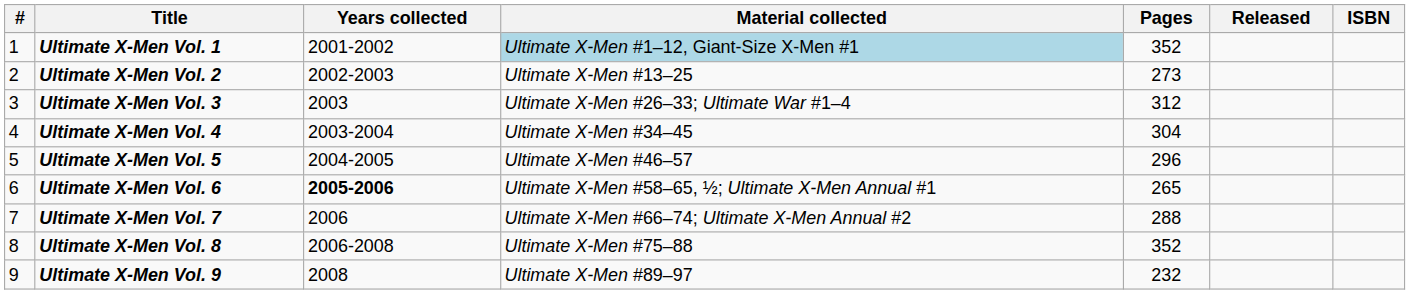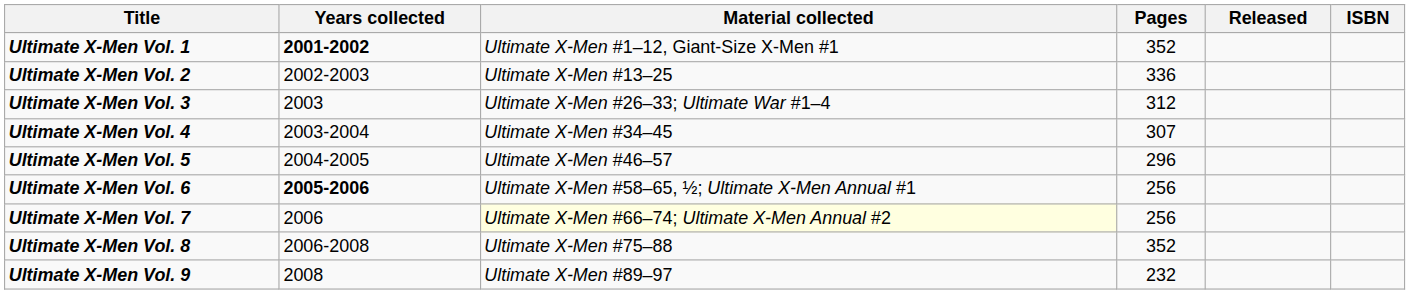- column: (20, 18)
(351, 47) normal -> (326, 47) bold
(682, 47) lightblue background -> (662, 47) no background
(1166, 75) 273 -> (1161, 75) 336
(1166, 132) 304 -> (1161, 132) 307
(1166, 189) 265 -> (1161, 189) 256
(708, 217) no background -> (688, 217) lightyellow background
(1166, 217) 288 -> (1161, 217) 256
